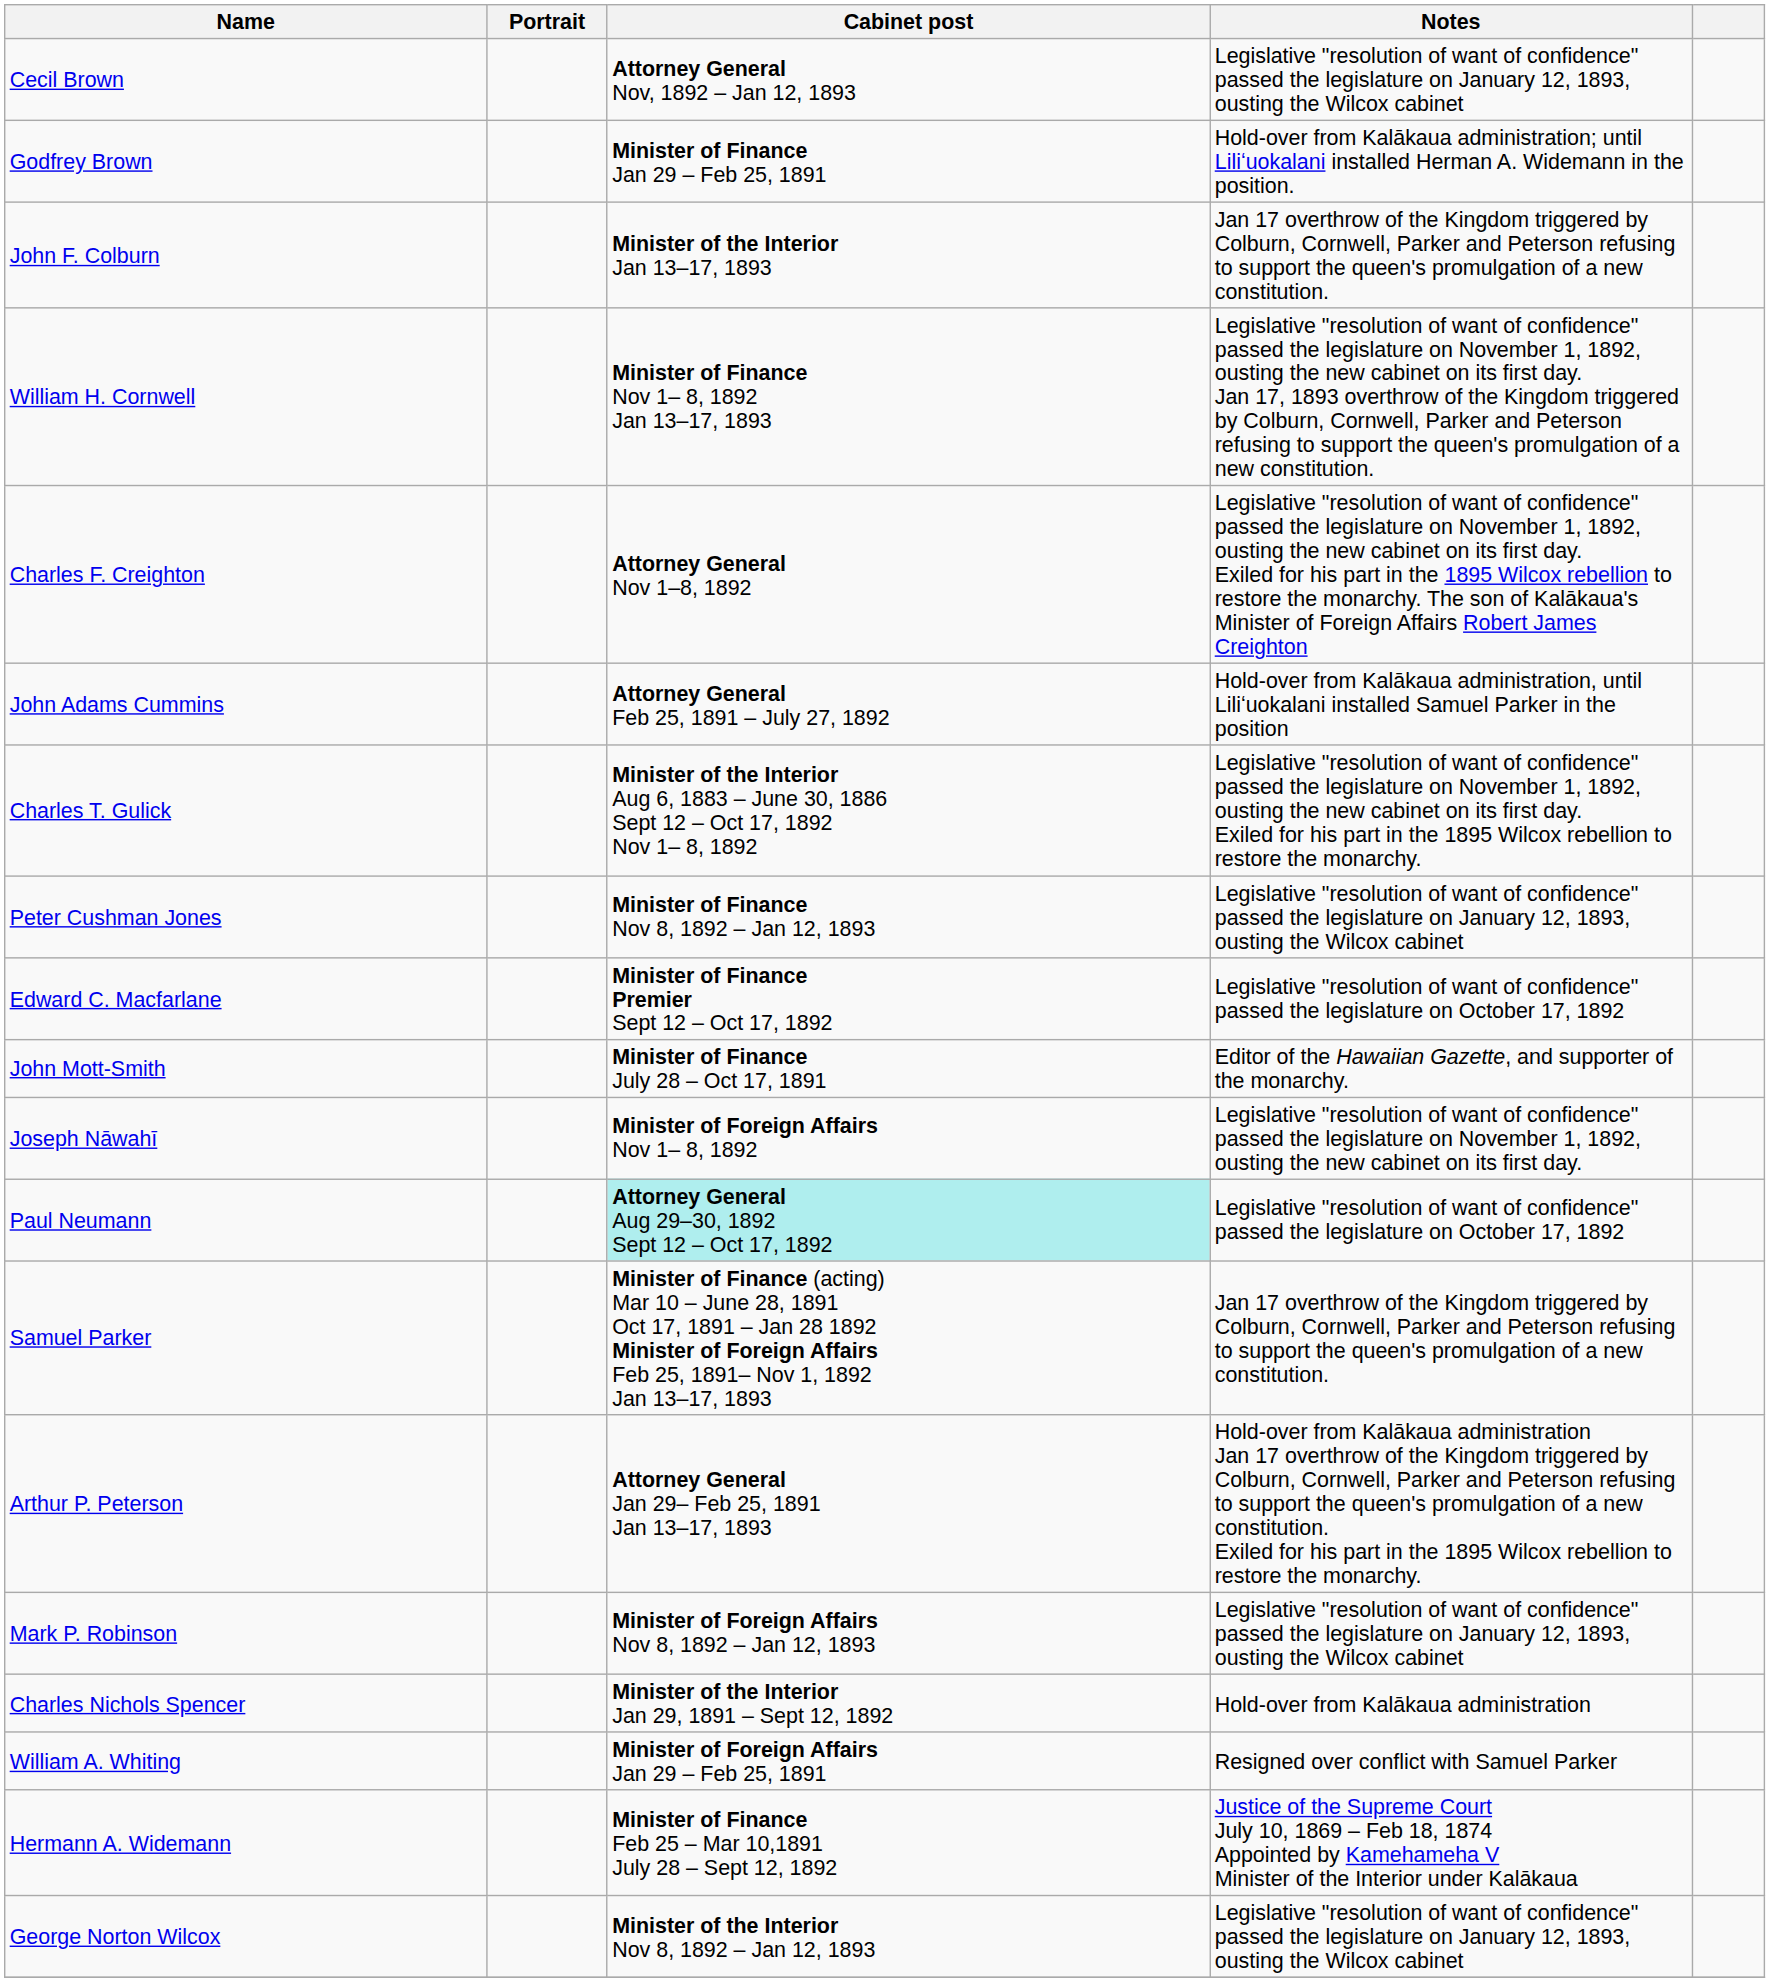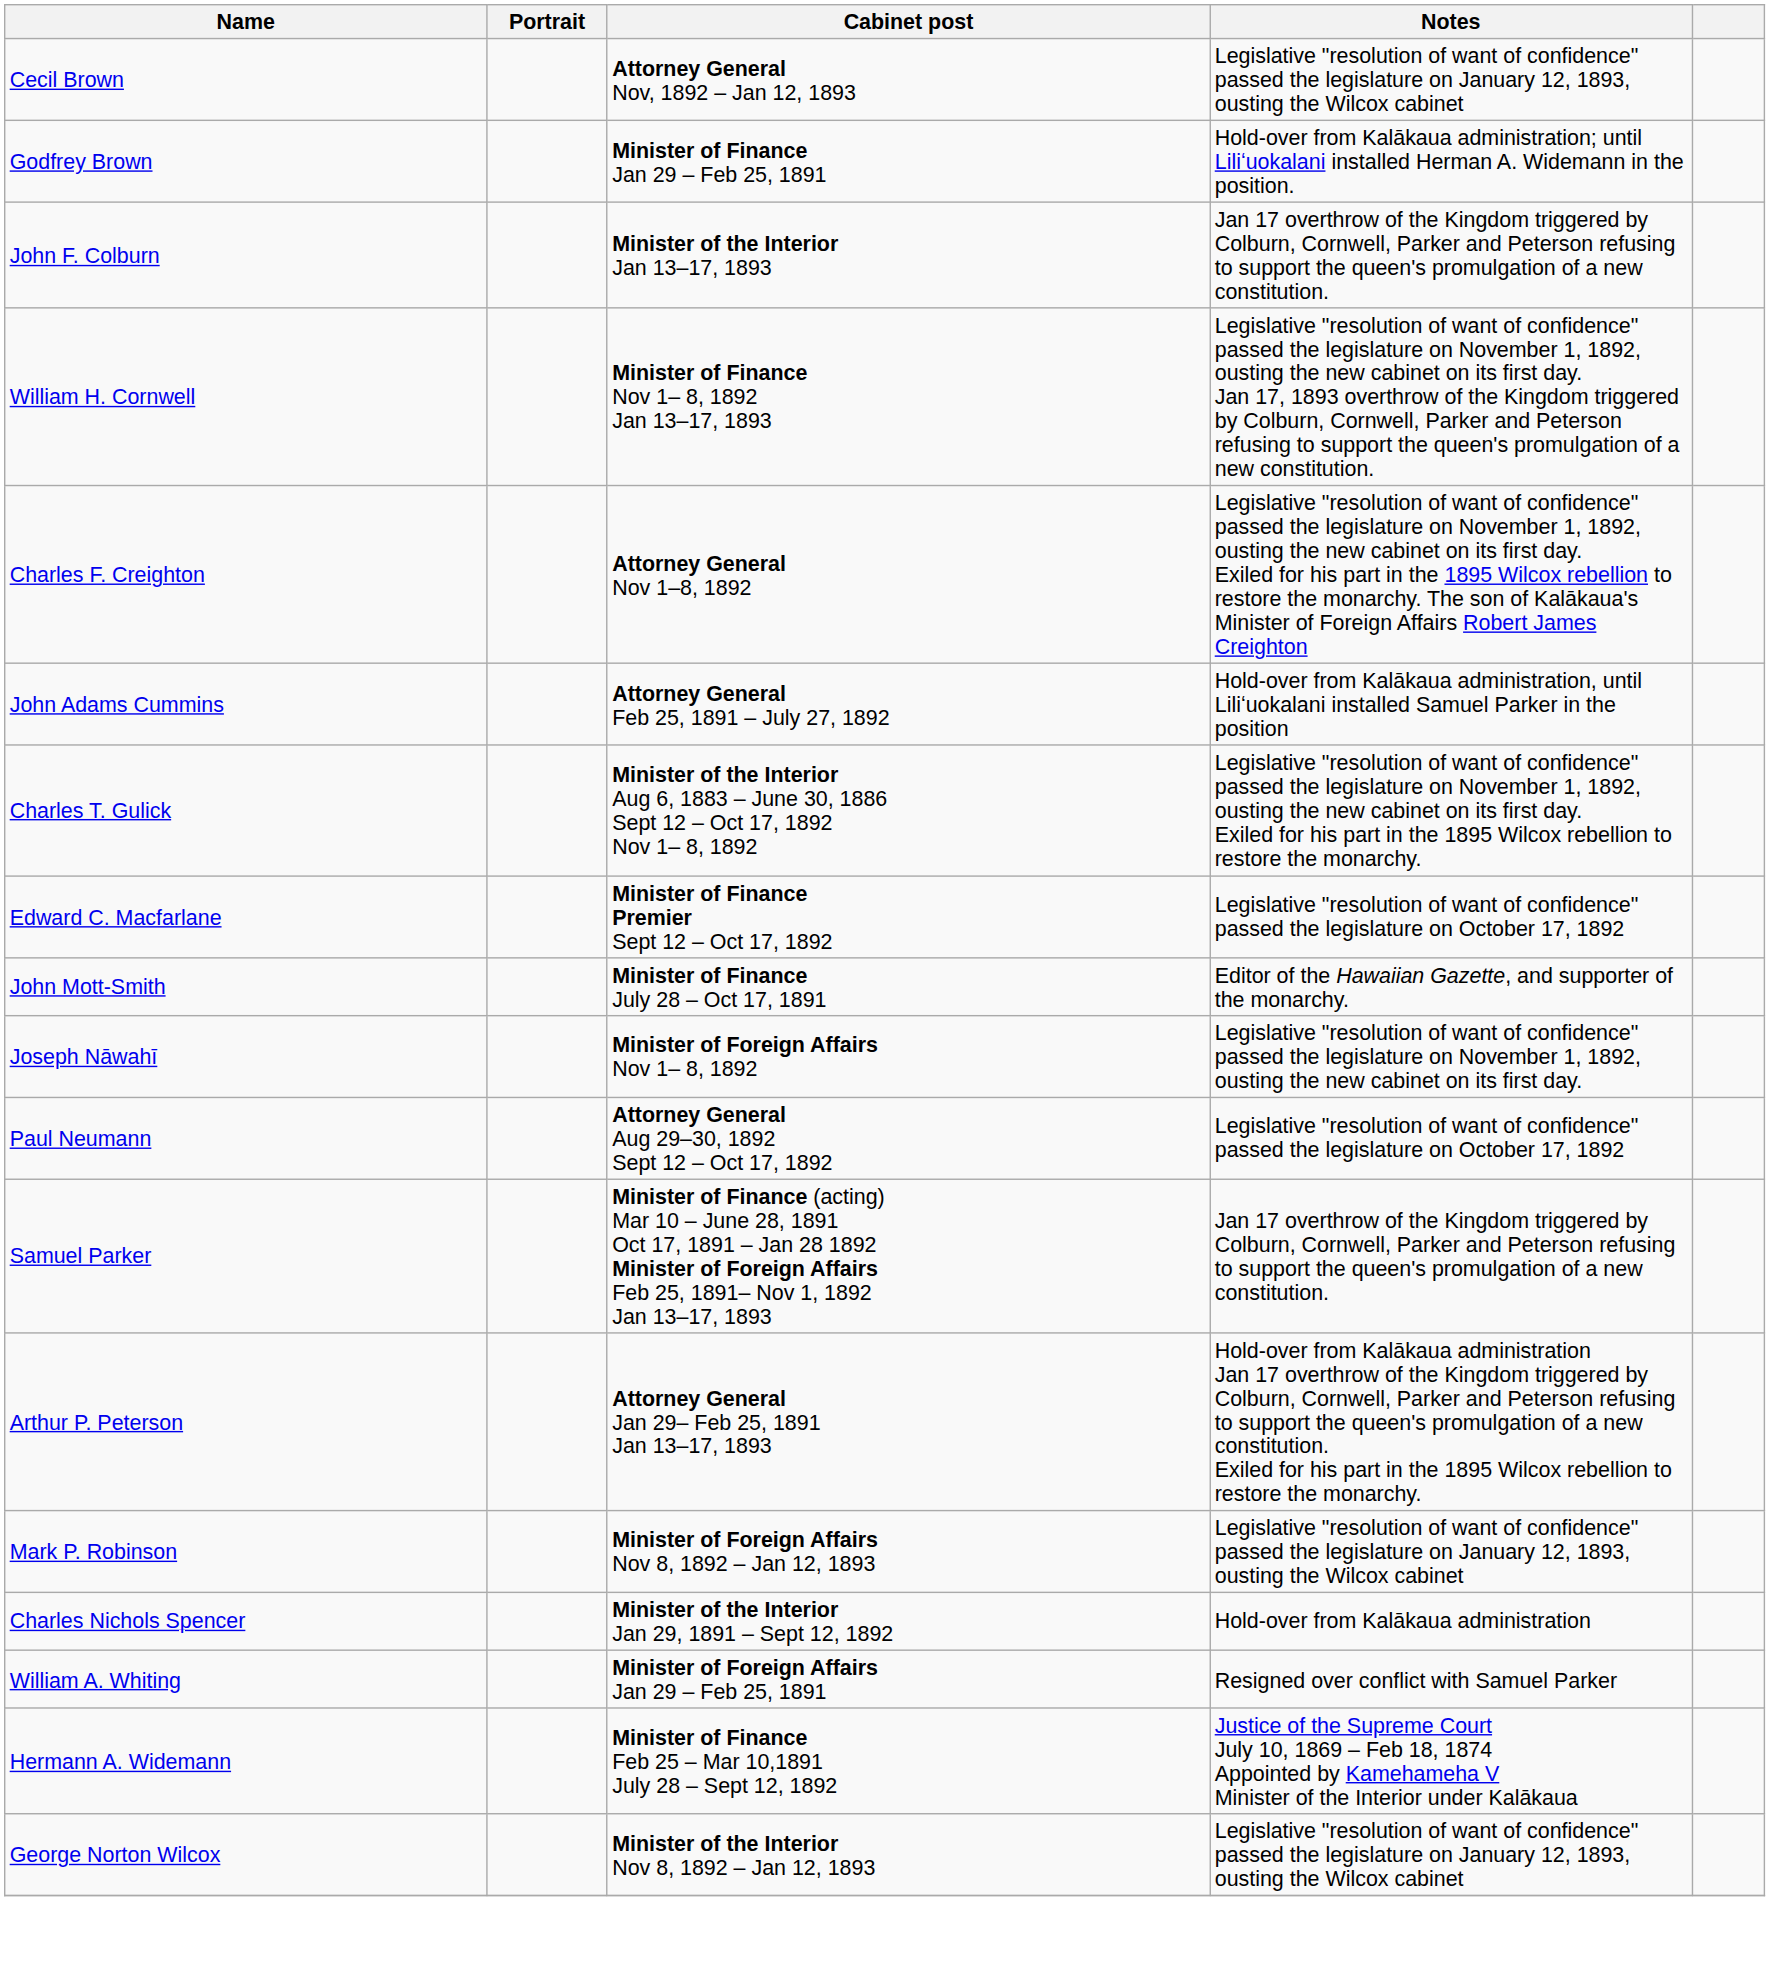- row: (116, 917)
(722, 1220) paleturquoise background -> (722, 1138) no background
